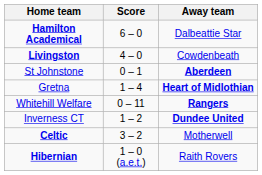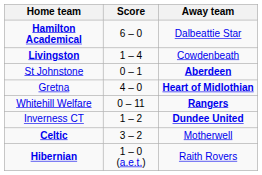(131, 55) 4 – 0 -> (131, 55) 1 – 4
(131, 87) 1 – 4 -> (131, 87) 4 – 0
